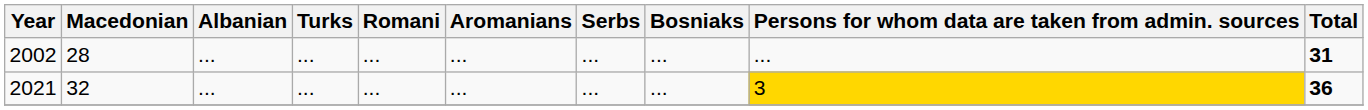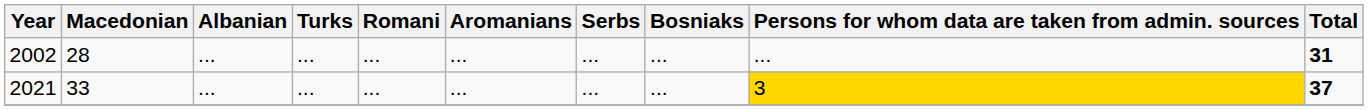(78, 88) 32 -> (78, 88) 33
(1321, 88) 36 -> (1321, 88) 37
